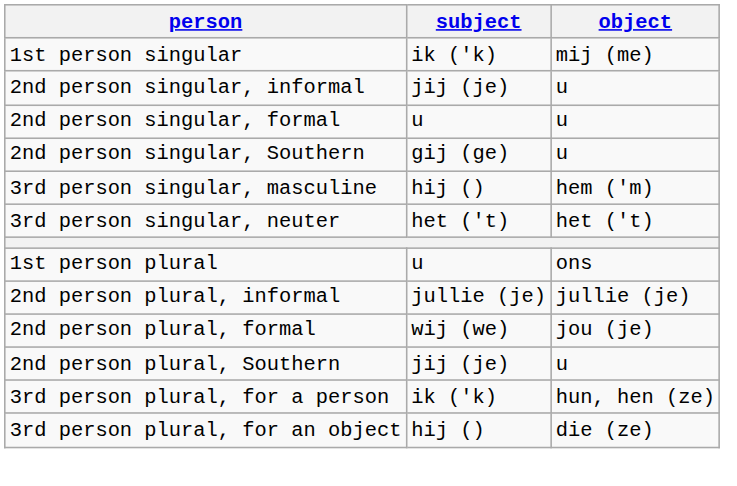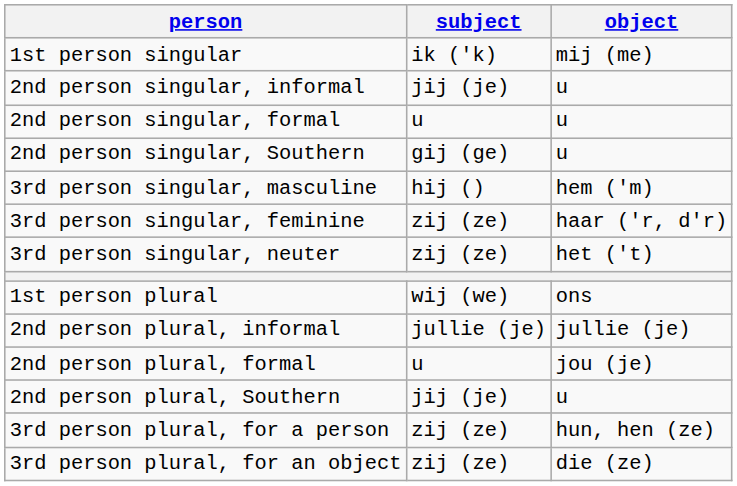+ row: (187, 221)
(460, 221) het ('t) -> (460, 254) zij (ze)
(417, 264) u -> (460, 297) wij (we)
(460, 331) wij (we) -> (417, 364) u
(454, 397) ik ('k) -> (460, 430) zij (ze)
(448, 430) hij () -> (460, 464) zij (ze)
